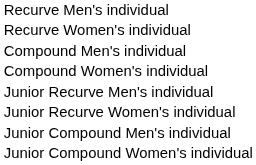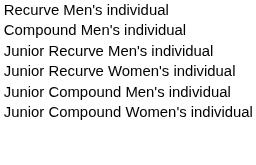- row: (97, 30)
- row: (106, 71)
